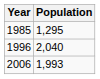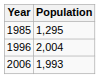(50, 47) 2,040 -> (50, 47) 2,004
